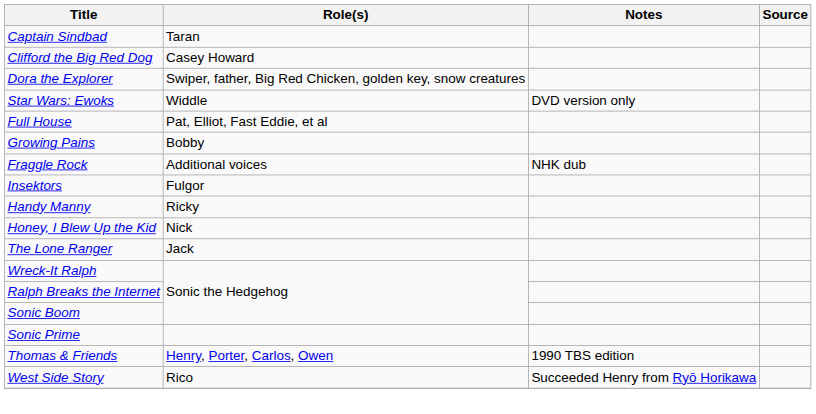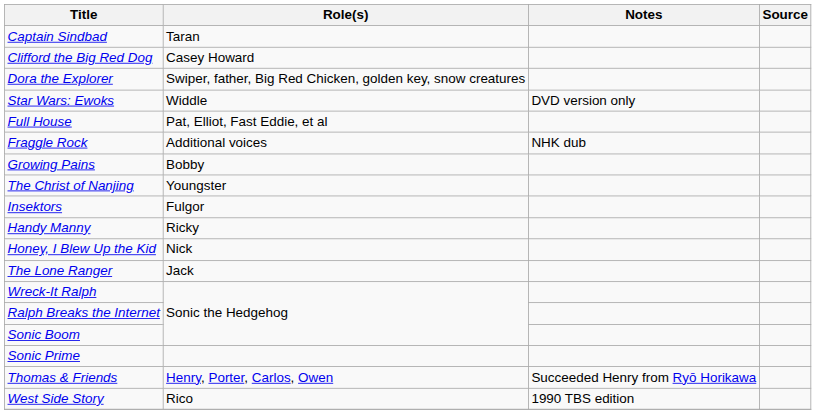rows swapped: (47, 164) <-> (51, 143)
+ row: (71, 185)
(583, 356) 1990 TBS edition -> (644, 377) Succeeded Henry from Ryō Horikawa
(644, 377) Succeeded Henry from Ryō Horikawa -> (583, 398) 1990 TBS edition
